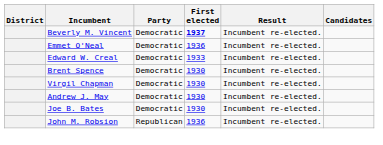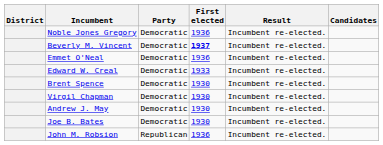+ row: (92, 32)
